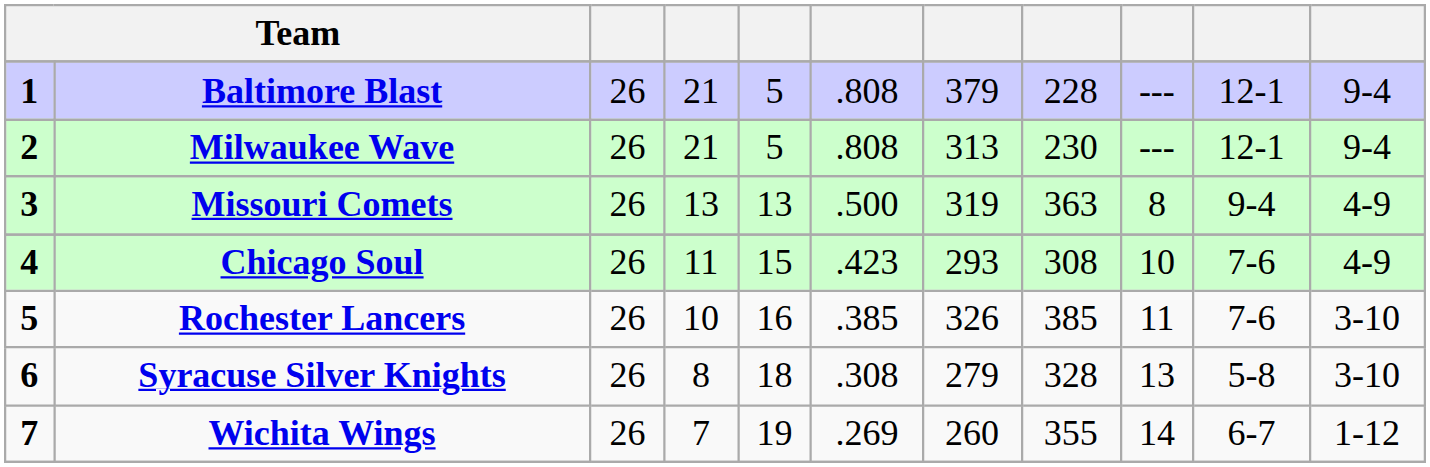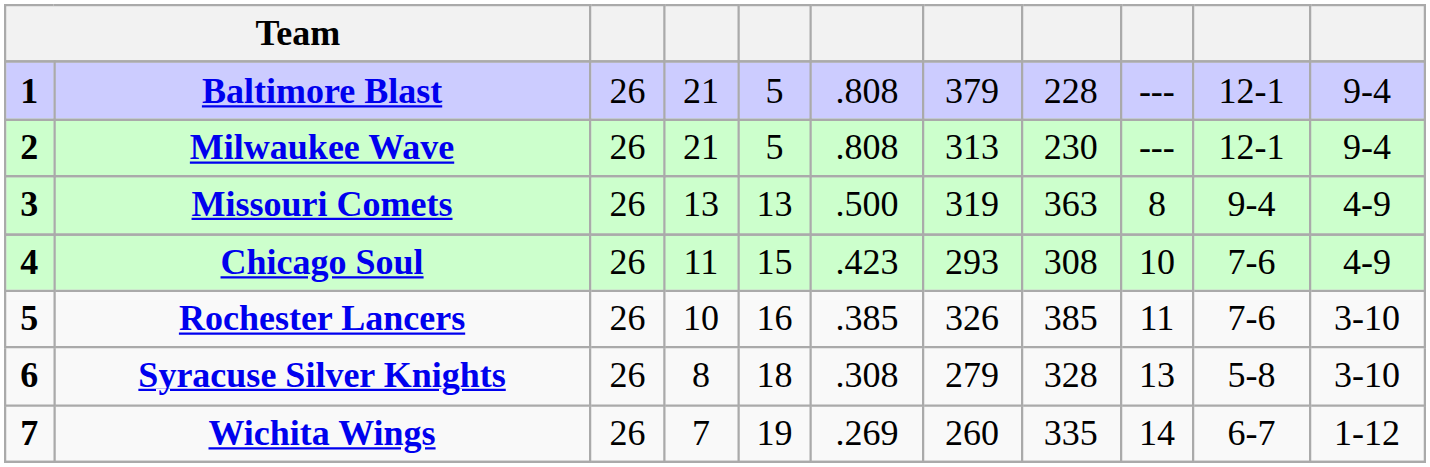(1071, 432) 355 -> (1071, 432) 335
